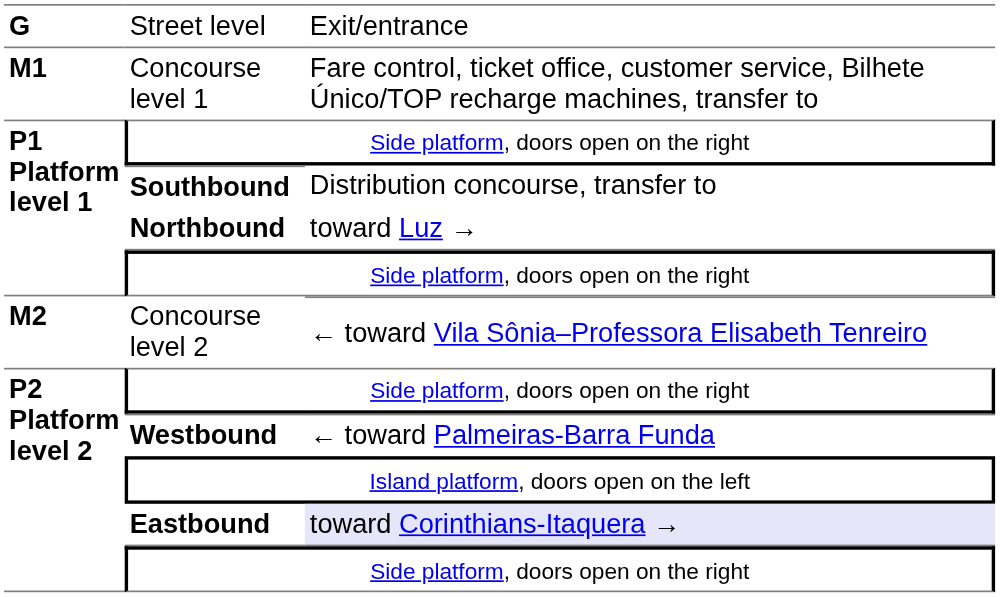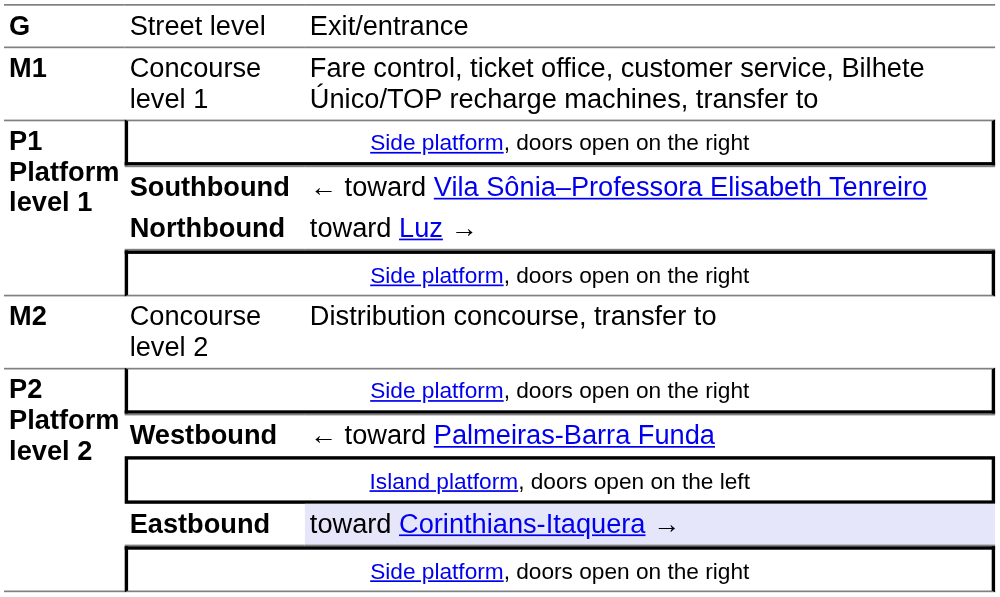(513, 185) Distribution concourse, transfer to -> (619, 187) ← toward Vila Sônia–Professora Elisabeth Tenreiro
(619, 332) ← toward Vila Sônia–Professora Elisabeth Tenreiro -> (513, 316) Distribution concourse, transfer to
